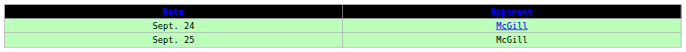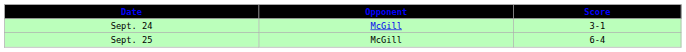+ column: (597, 11)
